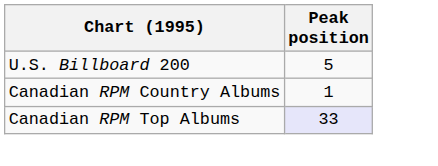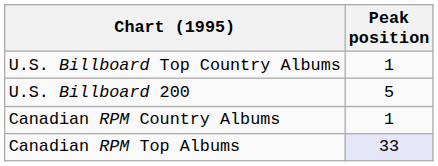+ row: (175, 65)
